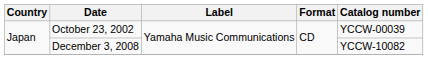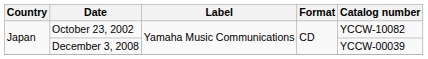(373, 29) YCCW-00039 -> (373, 29) YCCW-10082
(373, 46) YCCW-10082 -> (373, 46) YCCW-00039
